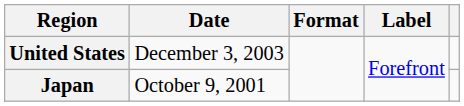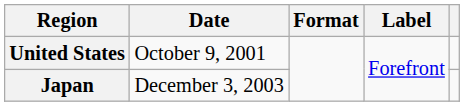(209, 52) December 3, 2003 -> (200, 52) October 9, 2001
(200, 85) October 9, 2001 -> (209, 85) December 3, 2003
